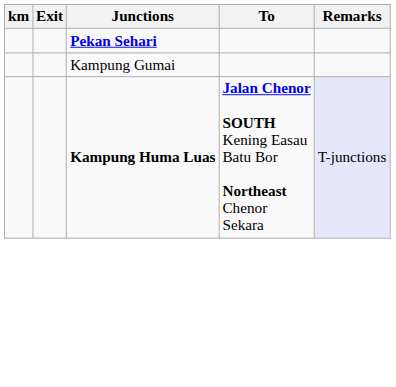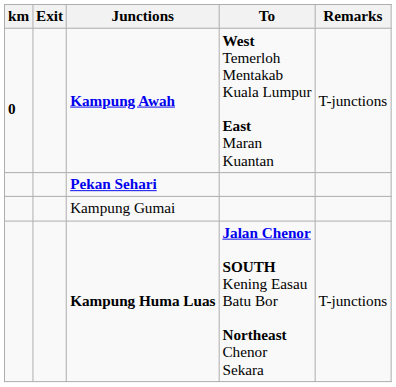+ row: (123, 100)
(352, 157) lavender background -> (353, 301) no background
